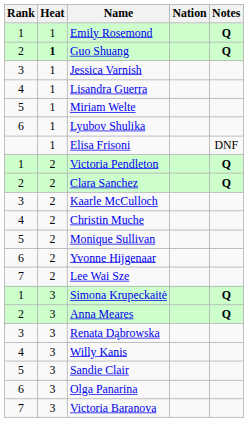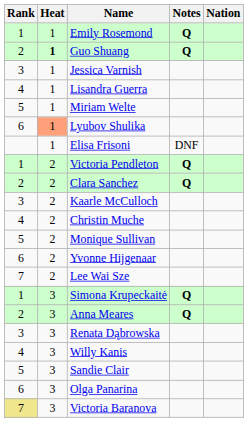columns swapped: (190, 13) <-> (226, 13)
(52, 126) no background -> (52, 126) lightsalmon background
(21, 408) no background -> (21, 408) khaki background
